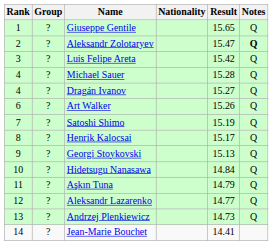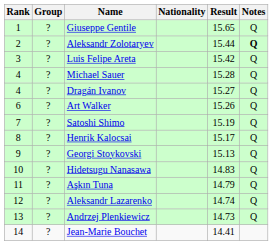(224, 43) 15.47 -> (224, 43) 15.44
(224, 169) 14.84 -> (224, 169) 14.83
(224, 201) 14.77 -> (224, 201) 14.74
